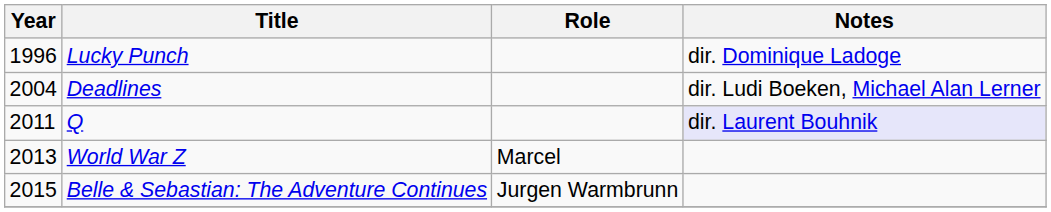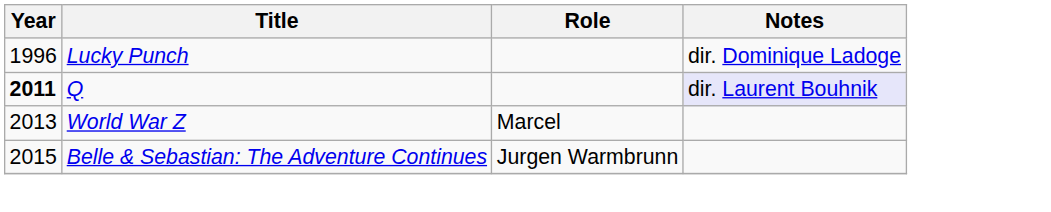- row: (114, 88)
(32, 122) normal -> (33, 88) bold
